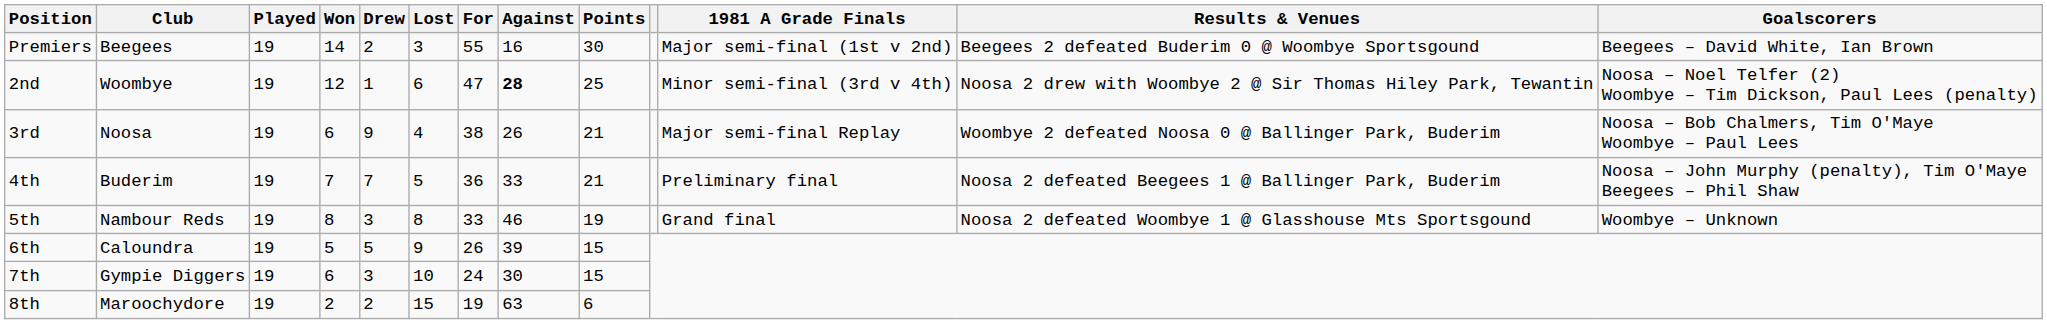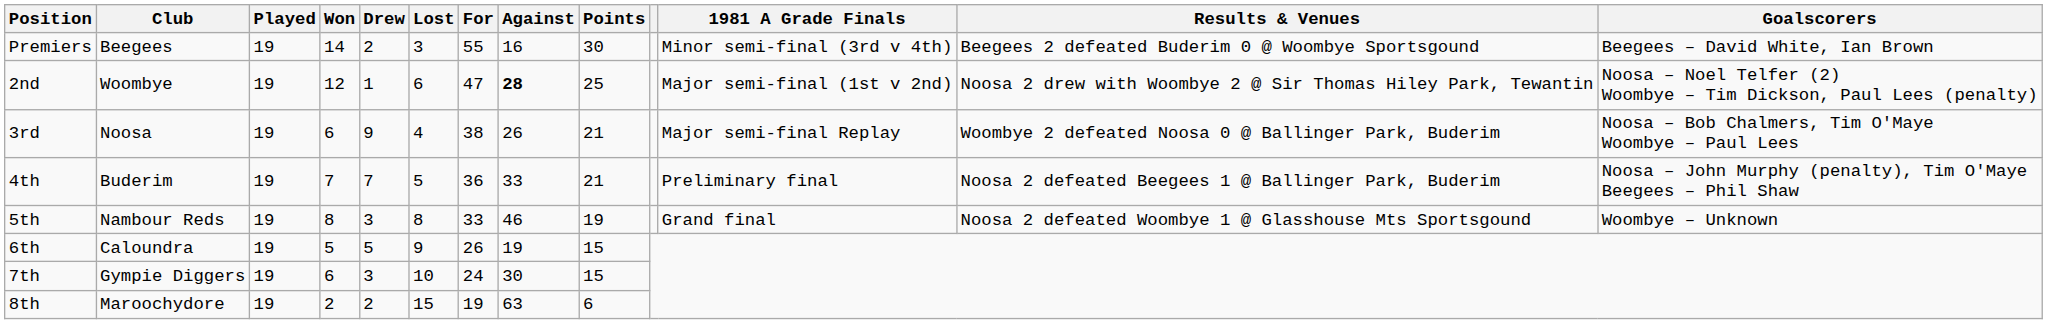(807, 47) Major semi-final (1st v 2nd) -> (807, 47) Minor semi-final (3rd v 4th)
(807, 85) Minor semi-final (3rd v 4th) -> (807, 85) Major semi-final (1st v 2nd)
(513, 248) 39 -> (513, 248) 19
